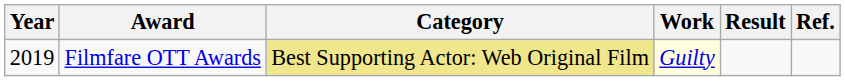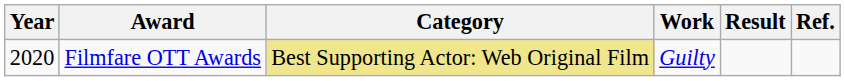(32, 57) 2019 -> (32, 57) 2020
(687, 57) lightyellow background -> (687, 57) no background
